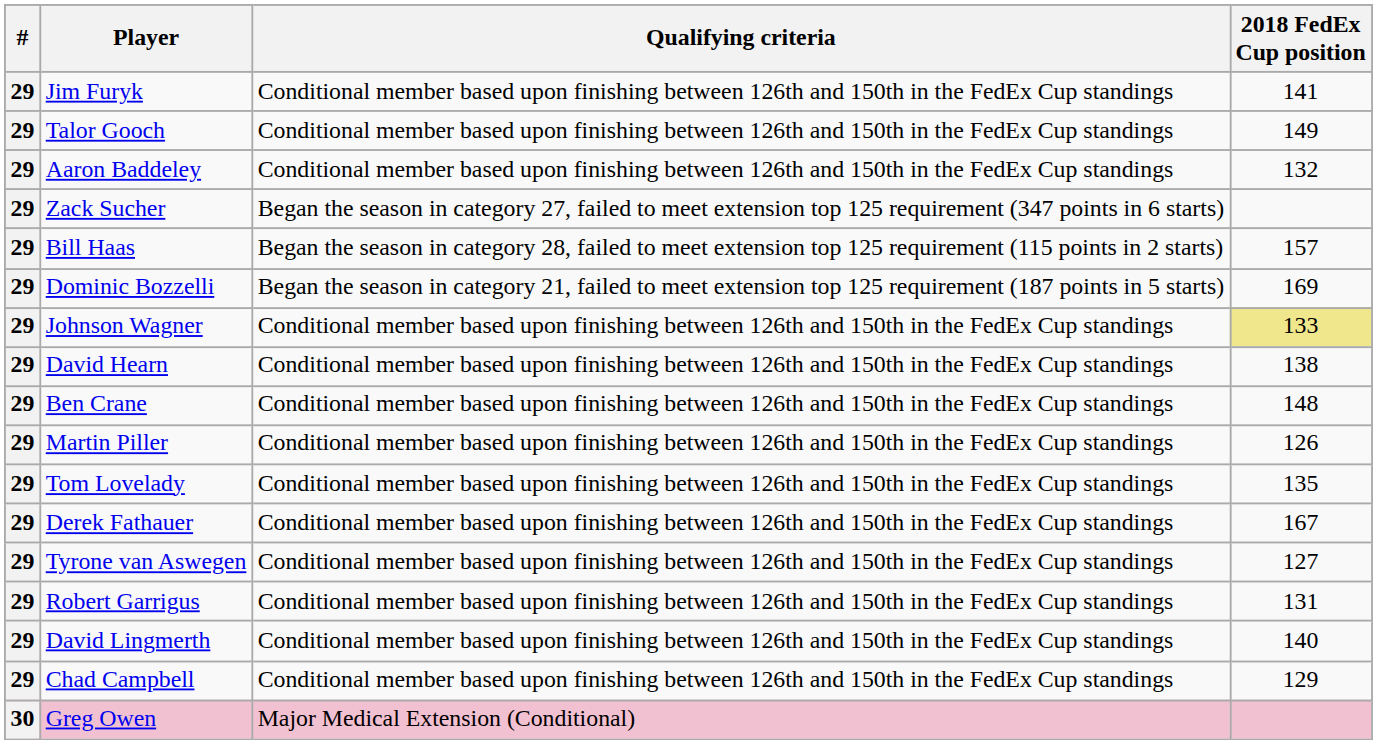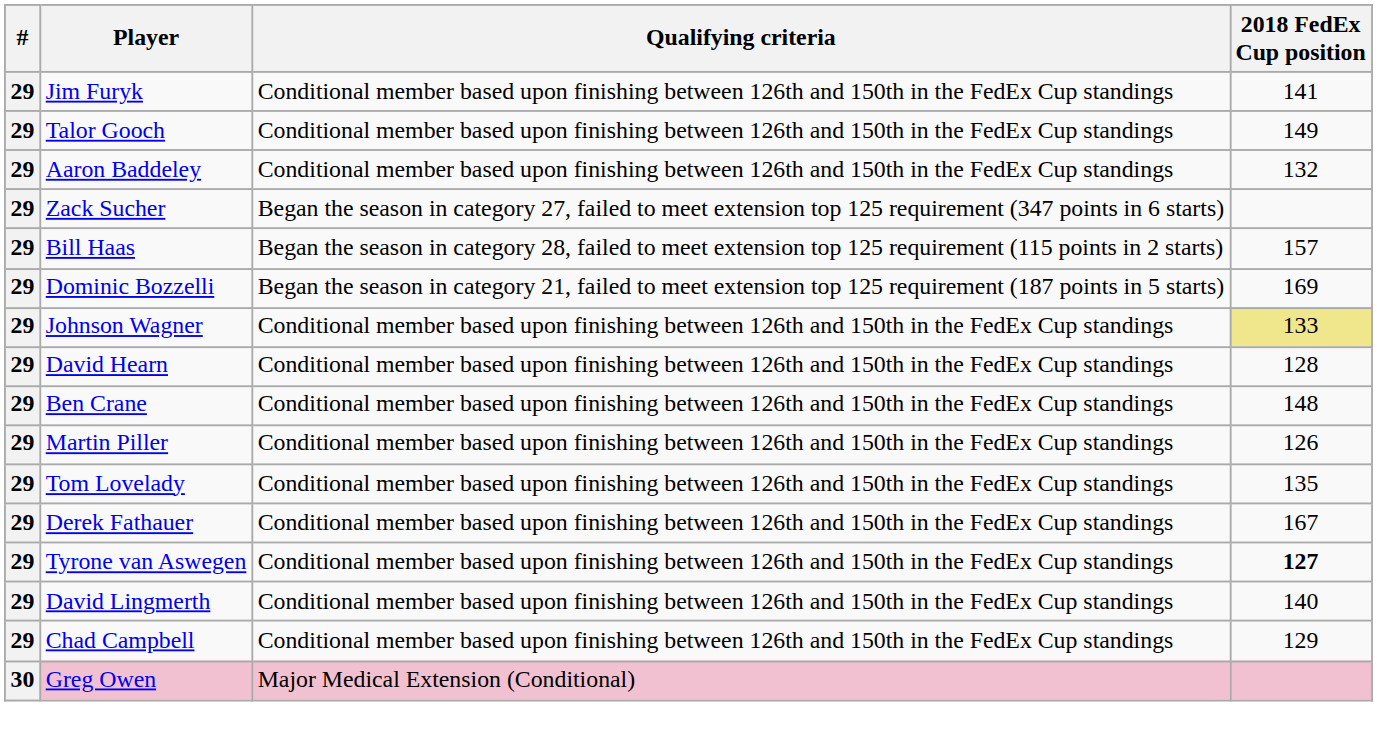(1301, 365) 138 -> (1301, 365) 128
(1301, 561) normal -> (1301, 561) bold
- row: (123, 601)
